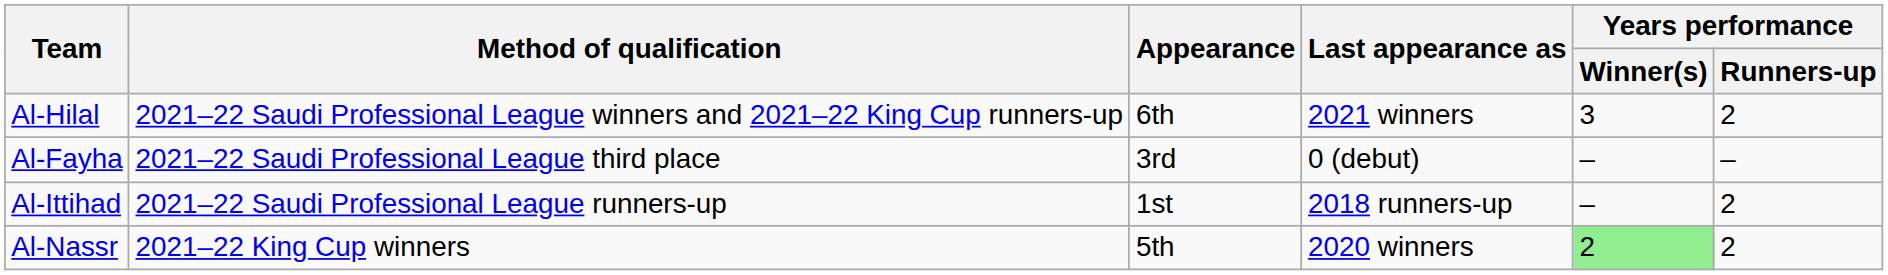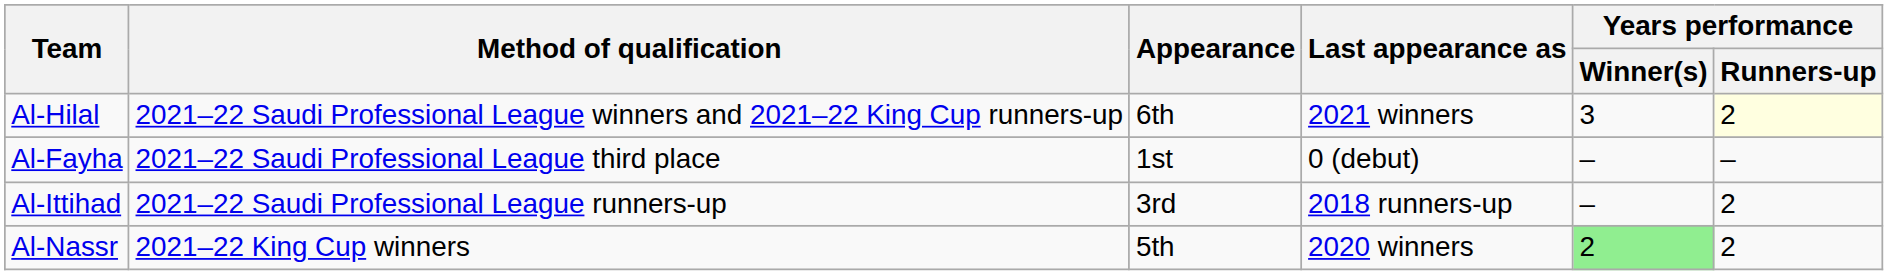(1728, 114) no background -> (1728, 114) lightyellow background
(1156, 159) 3rd -> (1154, 159) 1st
(1154, 203) 1st -> (1156, 203) 3rd
